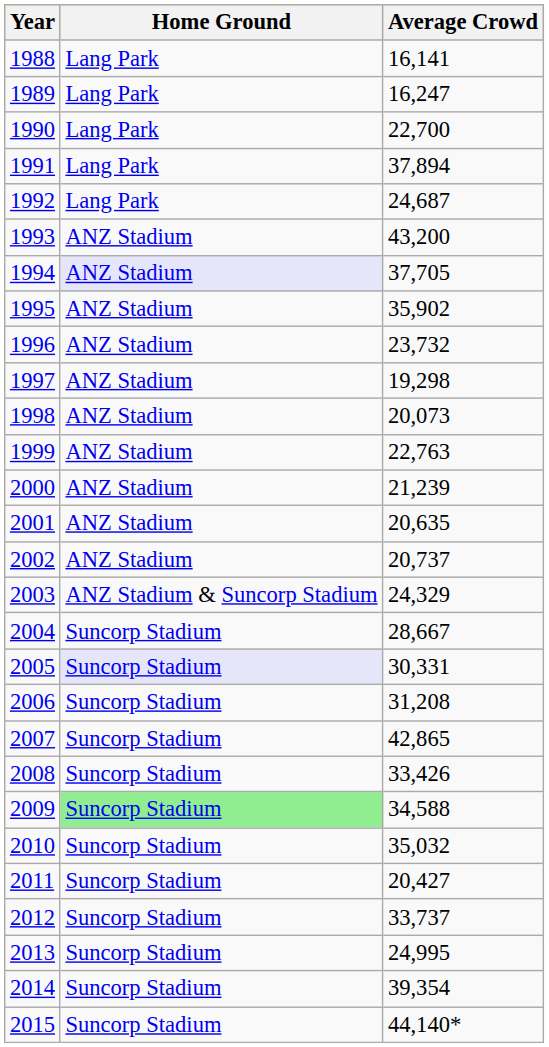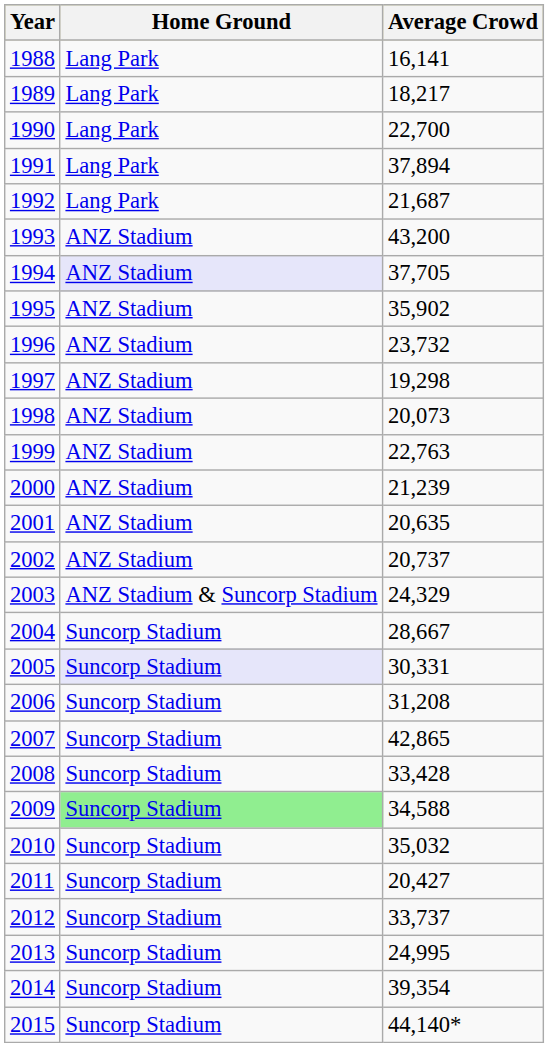(419, 93) 16,247 -> (419, 93) 18,217
(419, 201) 24,687 -> (419, 201) 21,687
(419, 773) 33,426 -> (419, 773) 33,428
